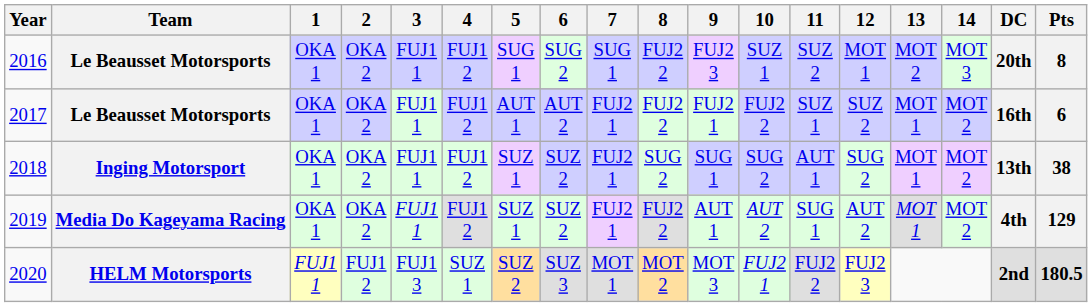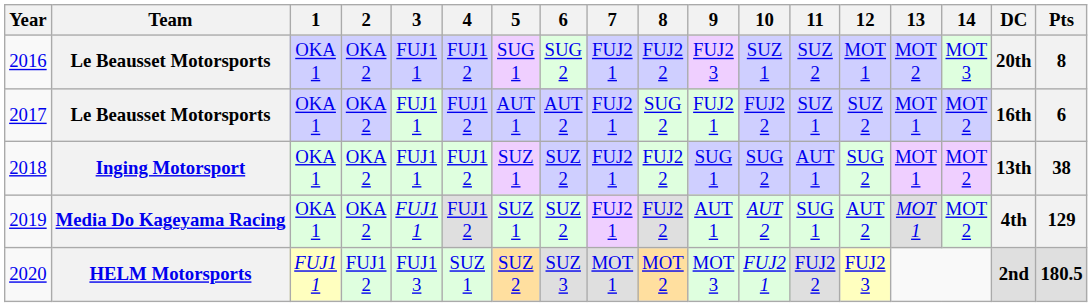(612, 61) SUG 1 -> (612, 61) FUJ2 1
(663, 114) FUJ2 2 -> (663, 114) SUG 2
(663, 167) SUG 2 -> (663, 167) FUJ2 2
